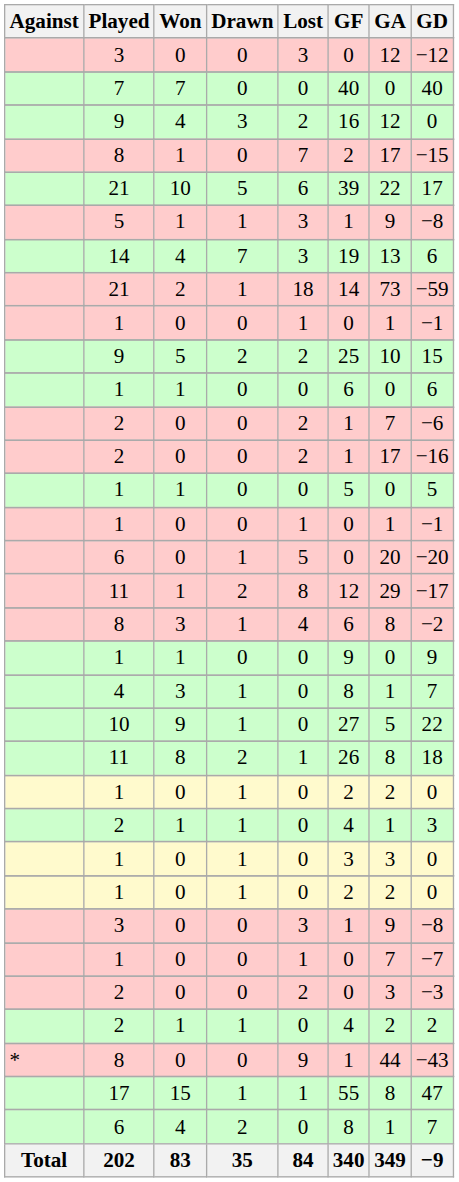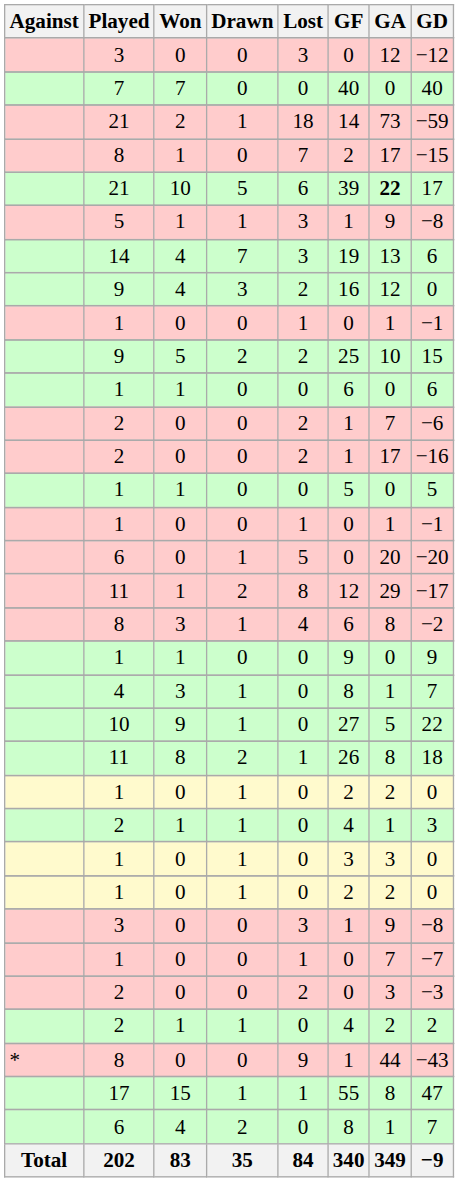rows swapped: (119, 289) <-> (119, 121)
(390, 188) normal -> (390, 188) bold
